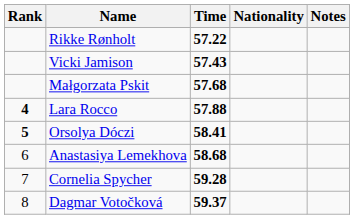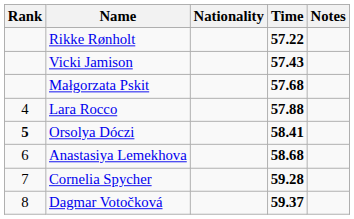columns swapped: (269, 16) <-> (210, 16)
(25, 109) bold -> (25, 109) normal
